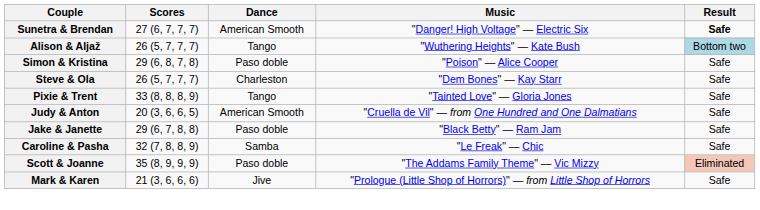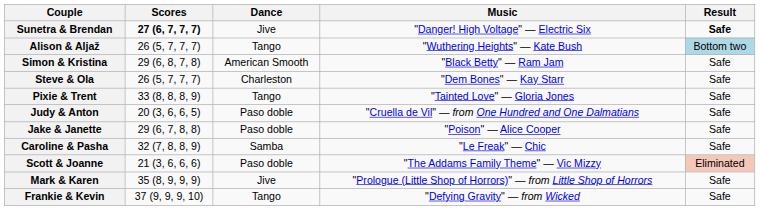(167, 29) normal -> (169, 29) bold
(262, 29) American Smooth -> (266, 29) Jive
(262, 63) Paso doble -> (266, 63) American Smooth
(500, 63) "Poison" — Alice Cooper -> (502, 63) "Black Betty" — Ram Jam
(262, 113) American Smooth -> (266, 113) Paso doble
(500, 130) "Black Betty" — Ram Jam -> (502, 130) "Poison" — Alice Cooper
(167, 163) 35 (8, 9, 9, 9) -> (169, 163) 21 (3, 6, 6, 6)
(167, 180) 21 (3, 6, 6, 6) -> (169, 180) 35 (8, 9, 9, 9)
+ row: (65, 197)
